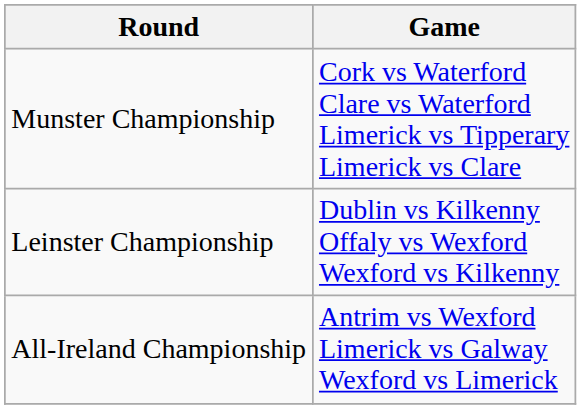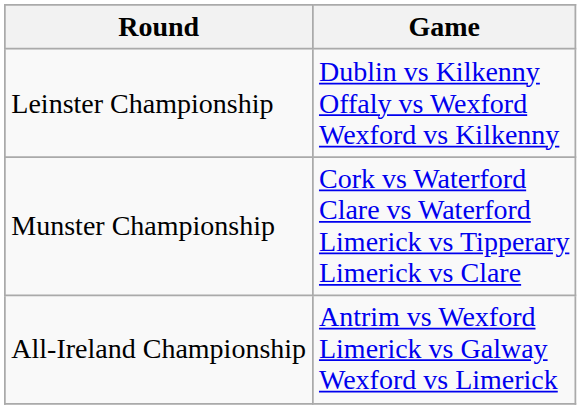rows swapped: (142, 241) <-> (143, 118)
